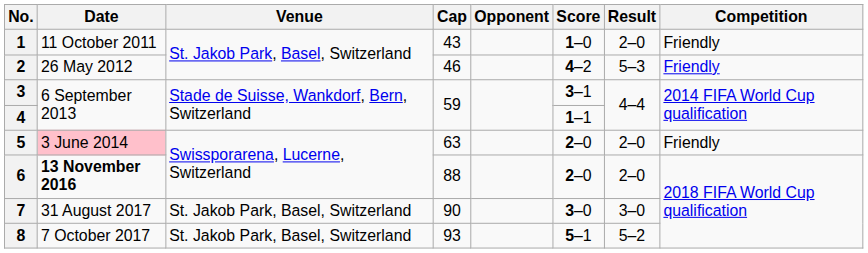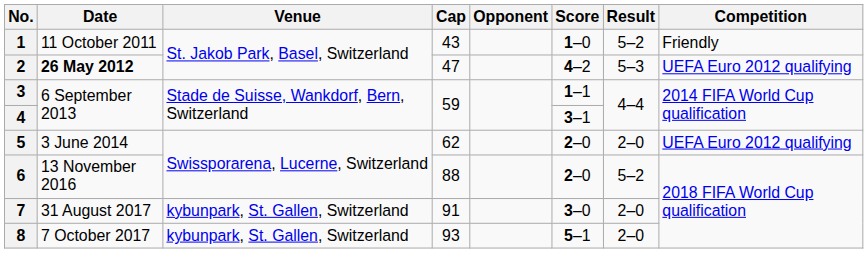(632, 42) 2–0 -> (631, 42) 5–2
(87, 67) normal -> (87, 67) bold
(452, 67) 46 -> (451, 67) 47
(692, 67) Friendly -> (757, 67) UEFA Euro 2012 qualifying
(578, 92) 3–1 -> (577, 92) 1–1
(578, 117) 1–1 -> (577, 117) 3–1
(85, 142) pink background -> (85, 142) no background
(452, 142) 63 -> (451, 142) 62
(692, 142) Friendly -> (757, 142) UEFA Euro 2012 qualifying
(91, 176) bold -> (89, 176) normal
(632, 176) 2–0 -> (631, 176) 5–2
(290, 210) St. Jakob Park, Basel, Switzerland -> (288, 210) kybunpark, St. Gallen, Switzerland
(452, 210) 90 -> (451, 210) 91
(632, 210) 3–0 -> (631, 210) 2–0
(290, 235) St. Jakob Park, Basel, Switzerland -> (288, 235) kybunpark, St. Gallen, Switzerland
(632, 235) 5–2 -> (631, 235) 2–0
